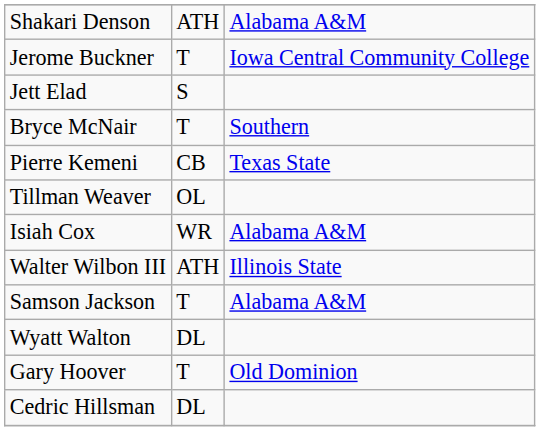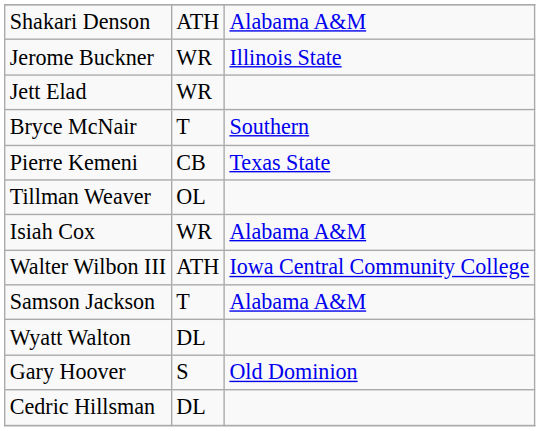(183, 57) T -> (194, 57) WR
(379, 57) Iowa Central Community College -> (286, 57) Illinois State
(182, 92) S -> (194, 92) WR
(286, 267) Illinois State -> (379, 267) Iowa Central Community College
(183, 372) T -> (182, 372) S
